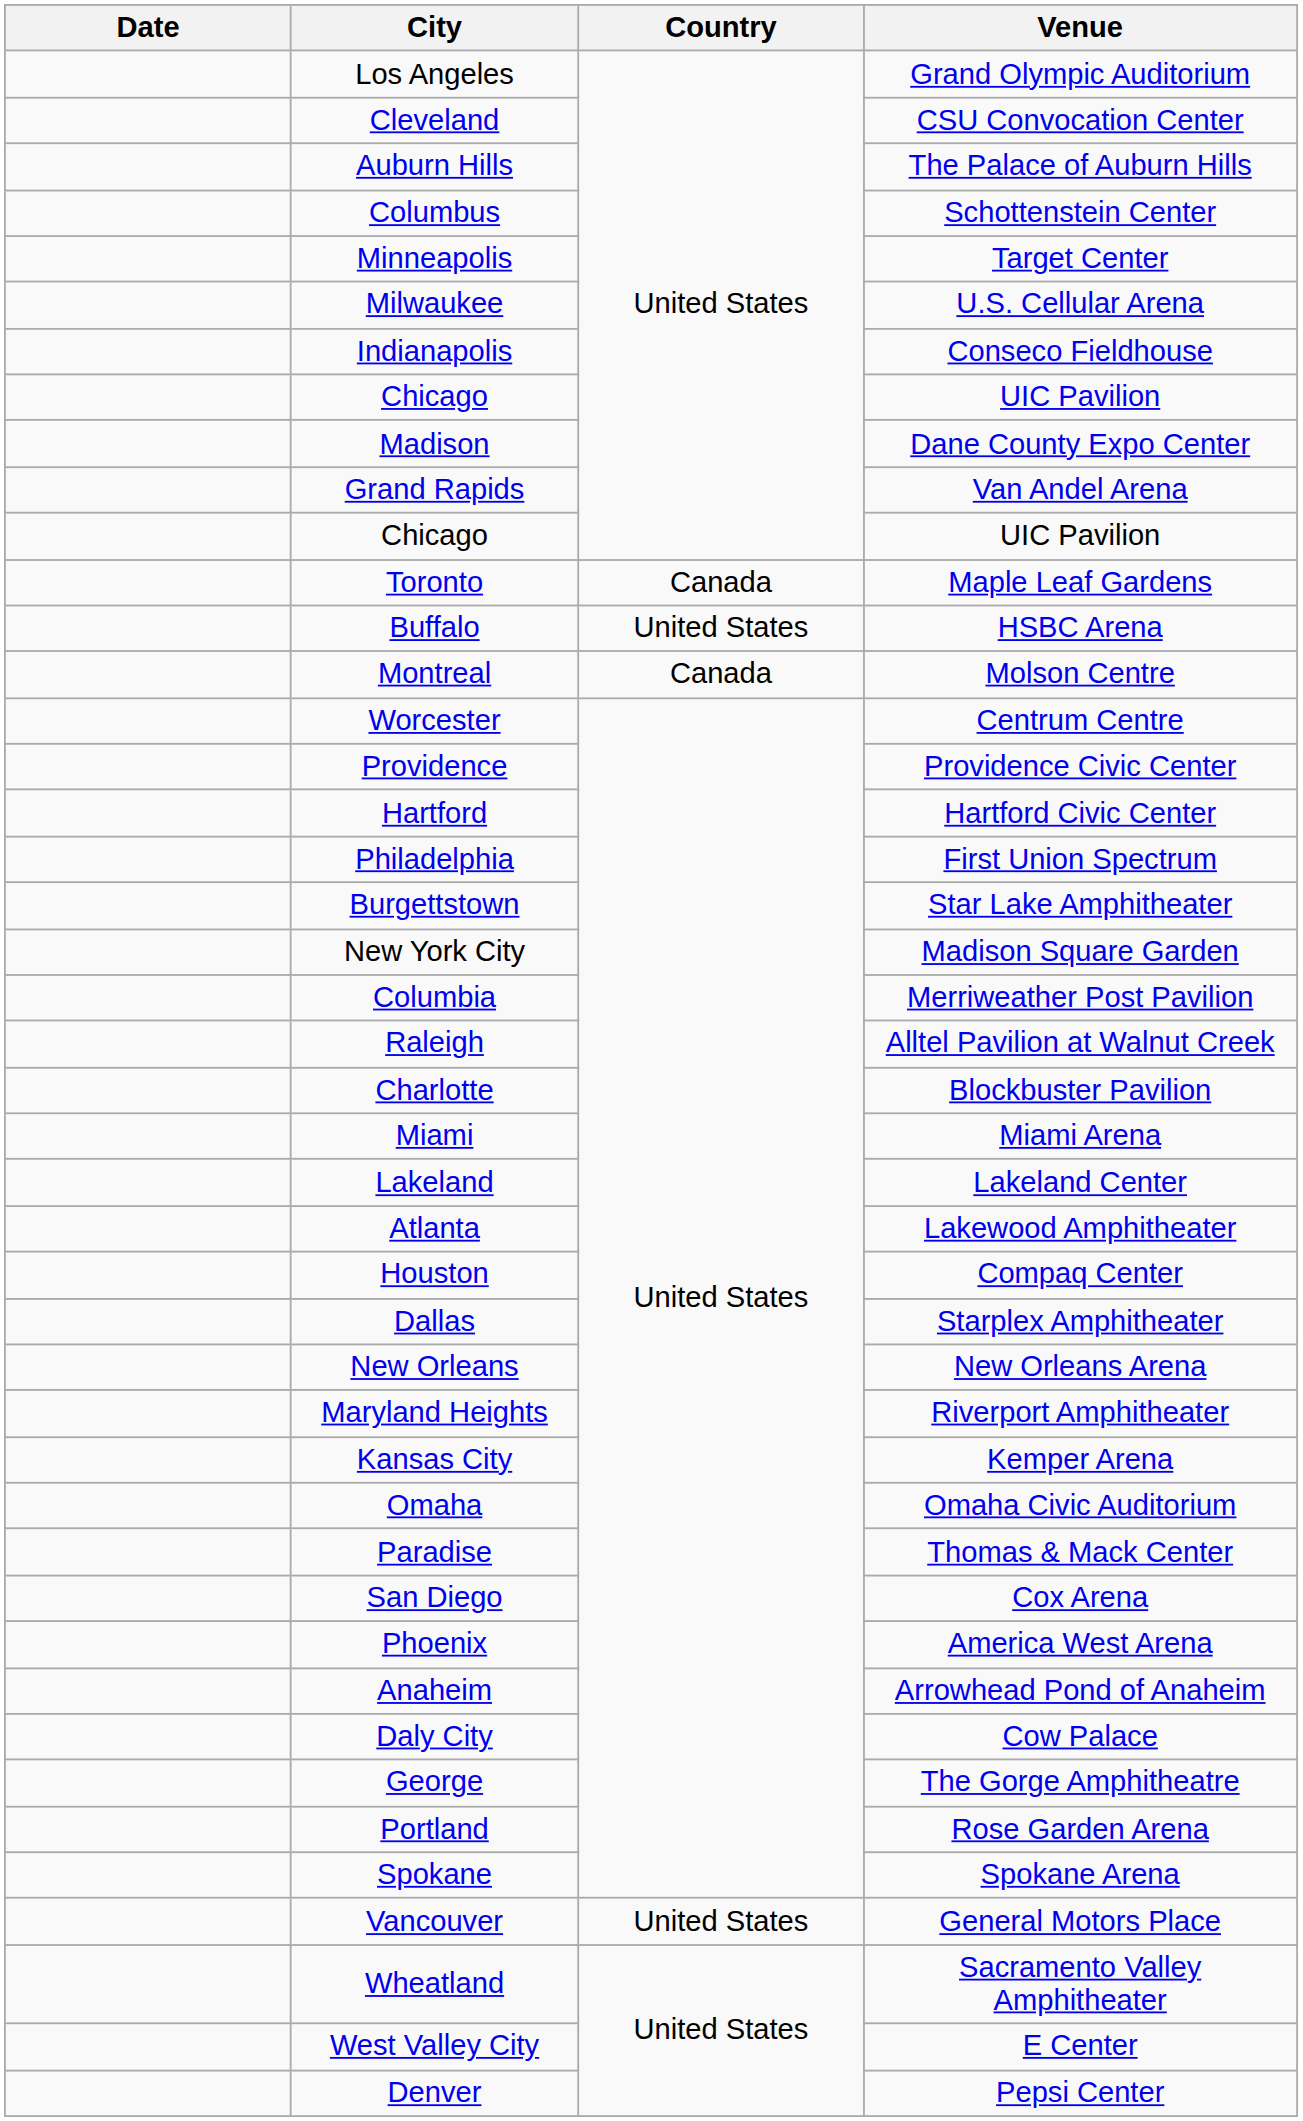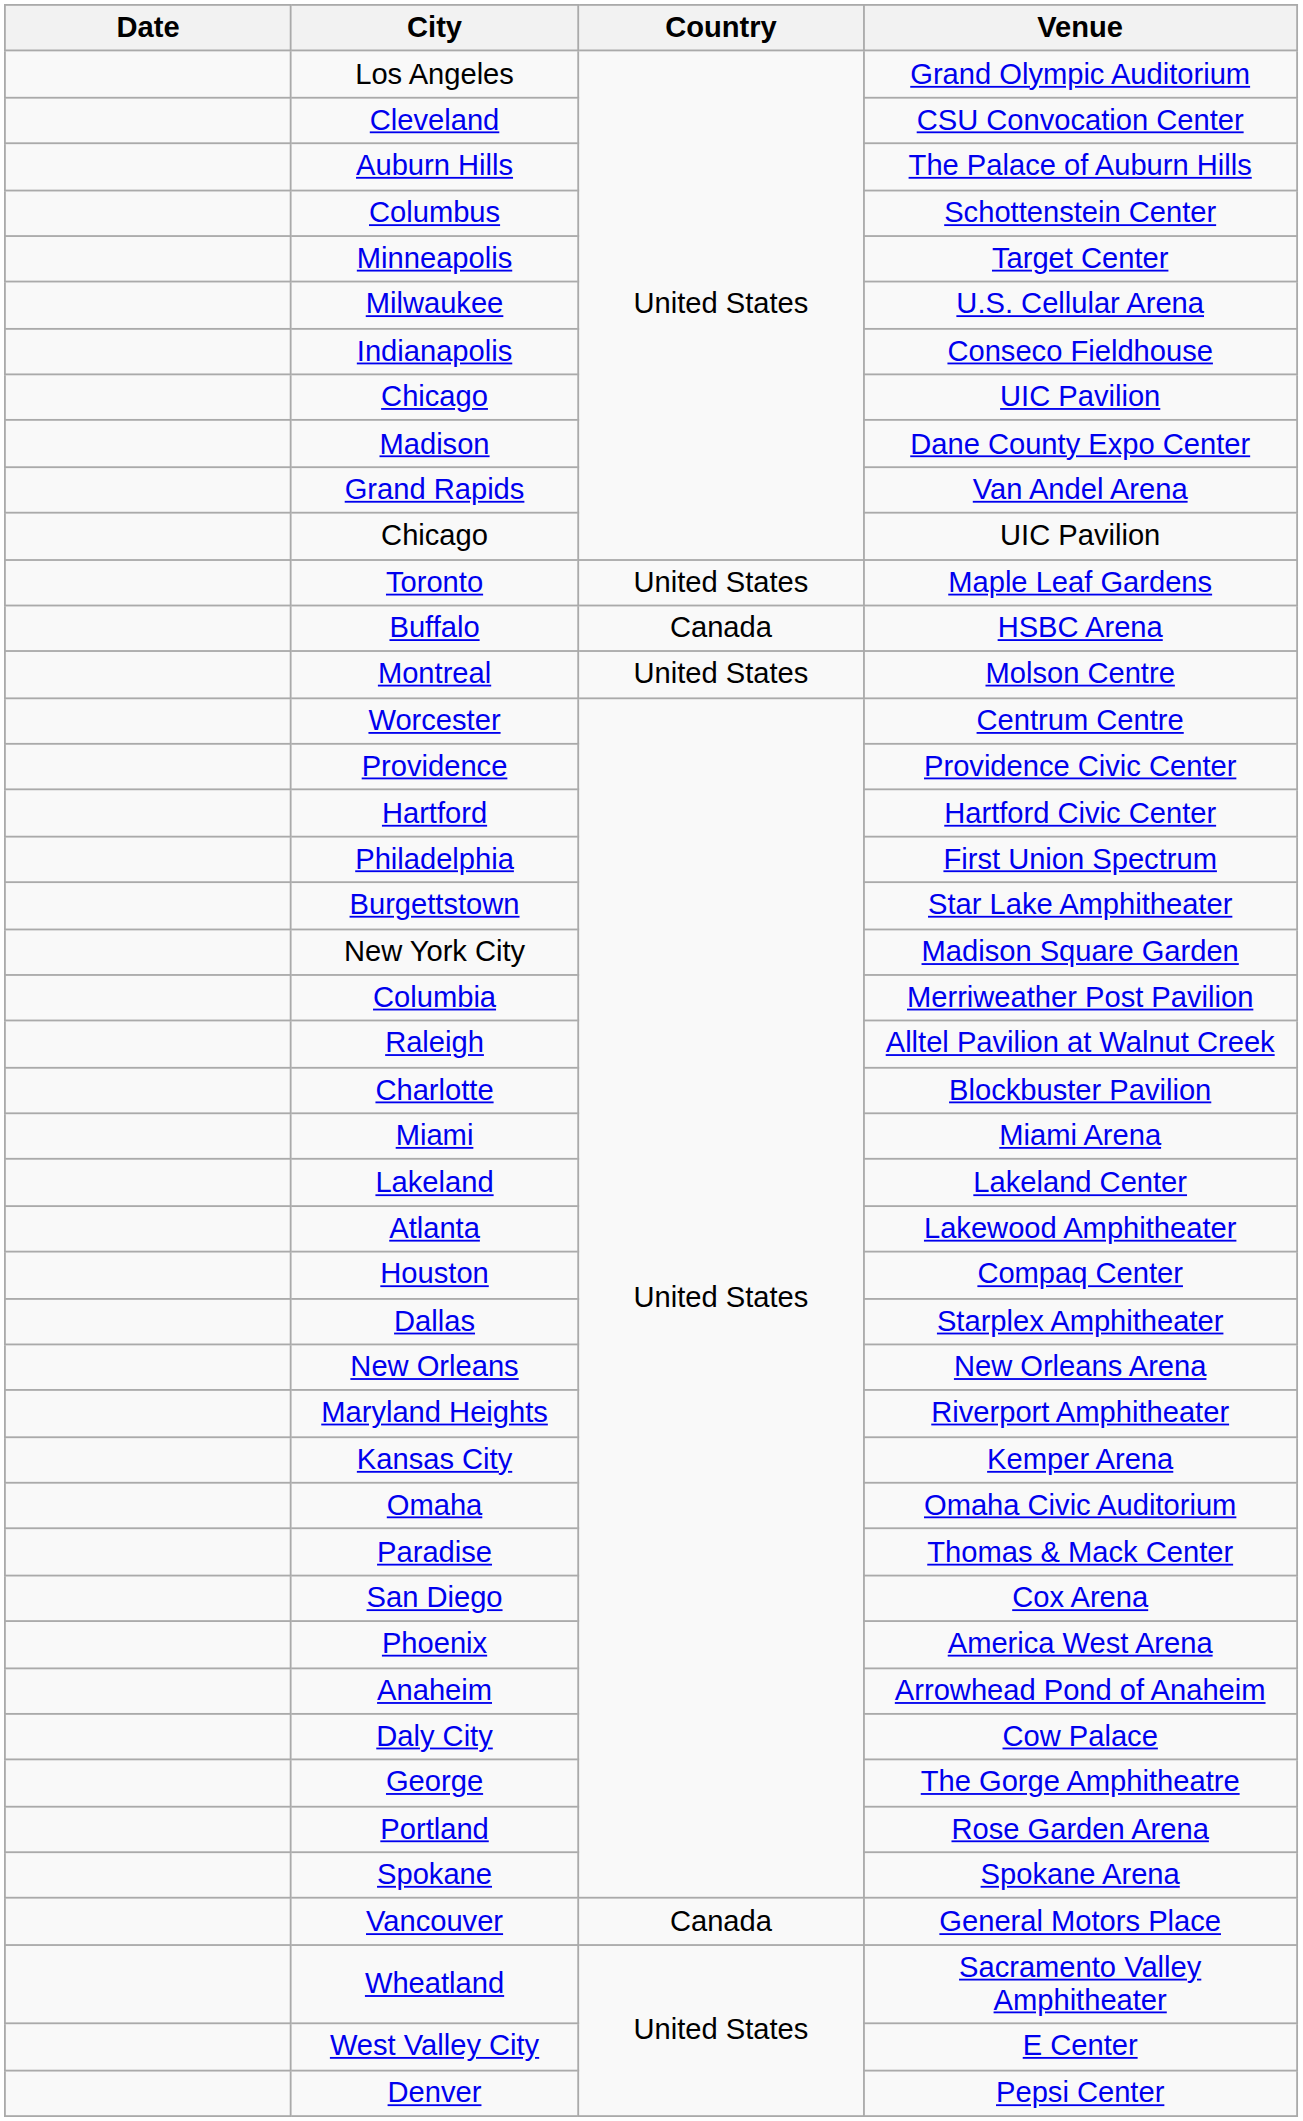(721, 581) Canada -> (721, 581) United States
(721, 627) United States -> (721, 627) Canada
(721, 674) Canada -> (721, 674) United States
(721, 1921) United States -> (721, 1921) Canada
